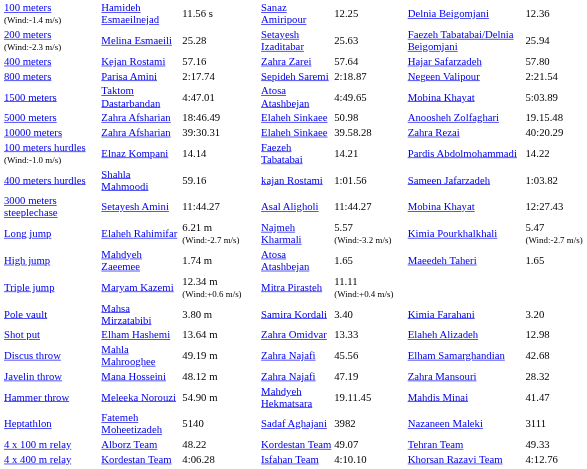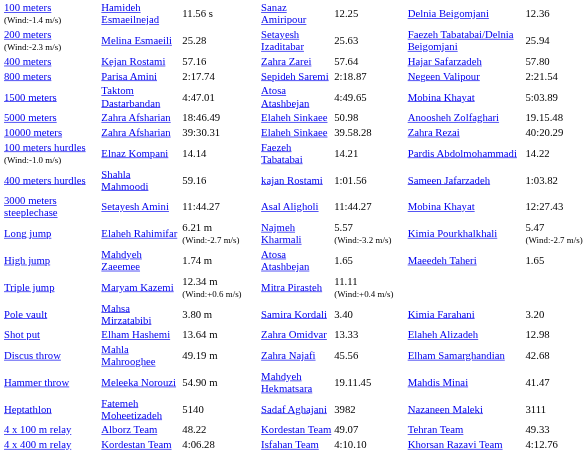- row: (33, 376)
